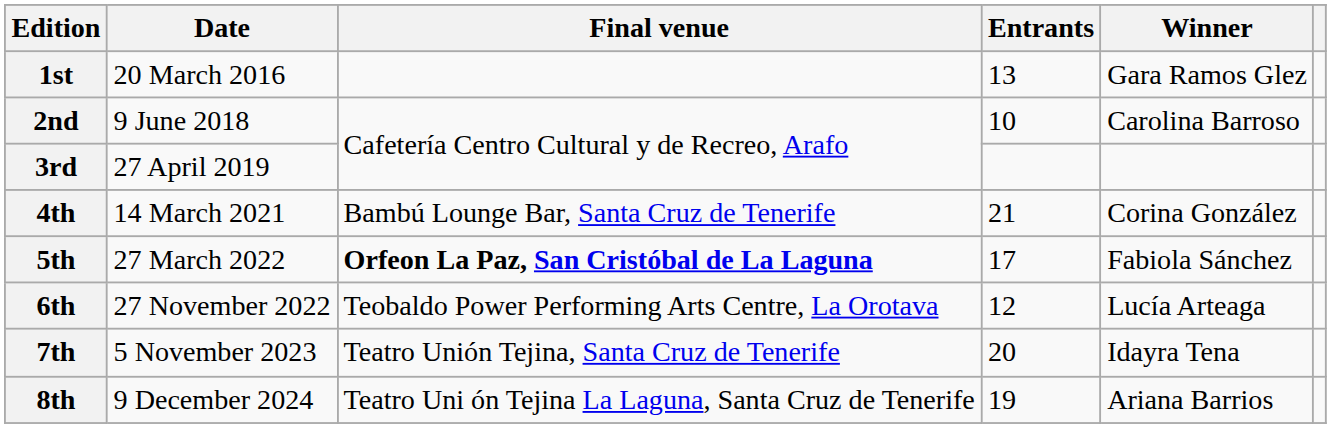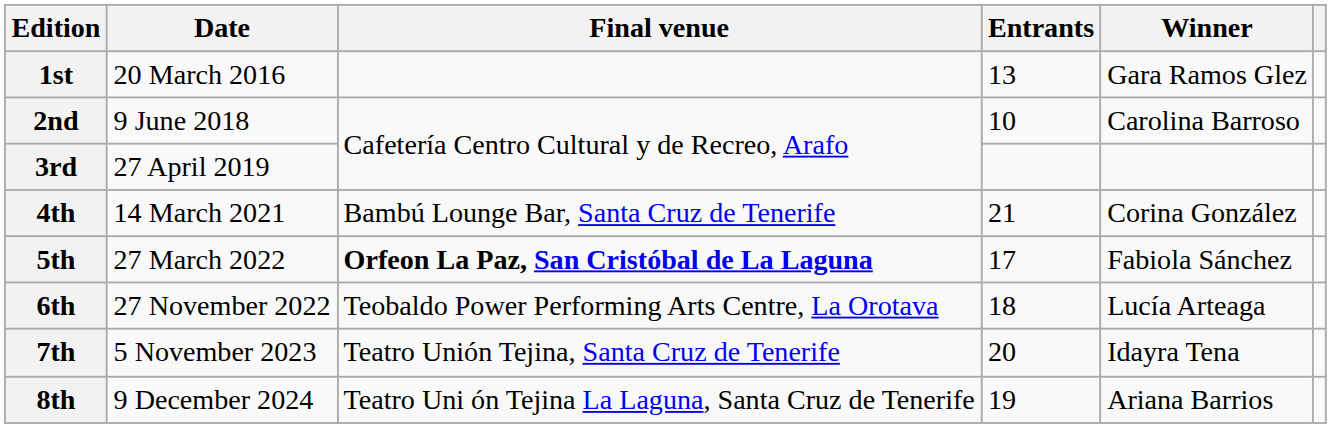(1002, 306) 12 -> (1002, 306) 18
